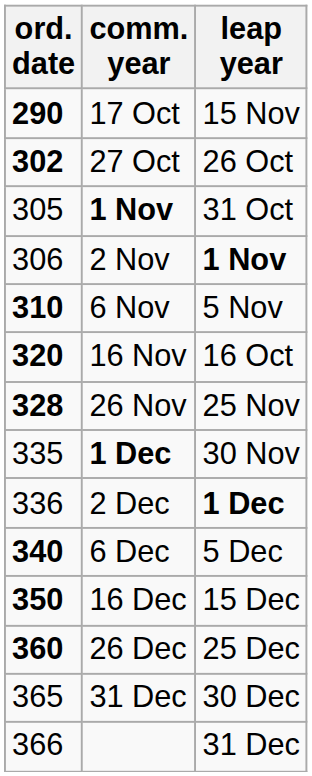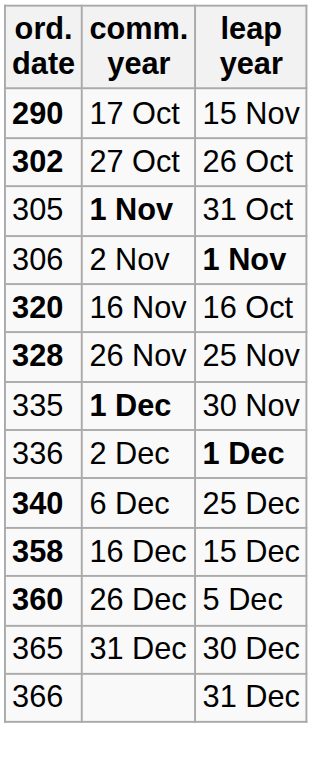- row: (130, 307)
(243, 551) 5 Dec -> (251, 502) 25 Dec
(38, 600) 350 -> (38, 551) 358
(251, 648) 25 Dec -> (243, 600) 5 Dec
